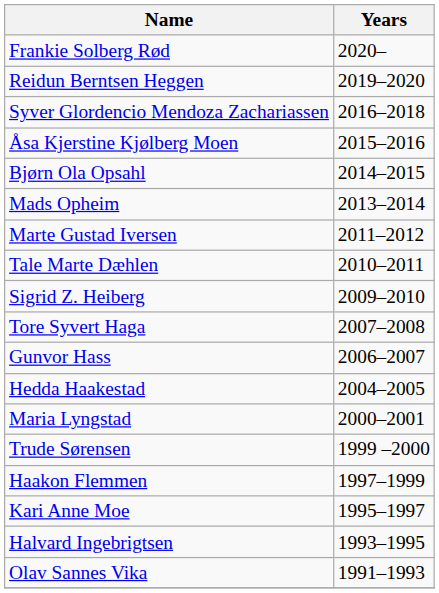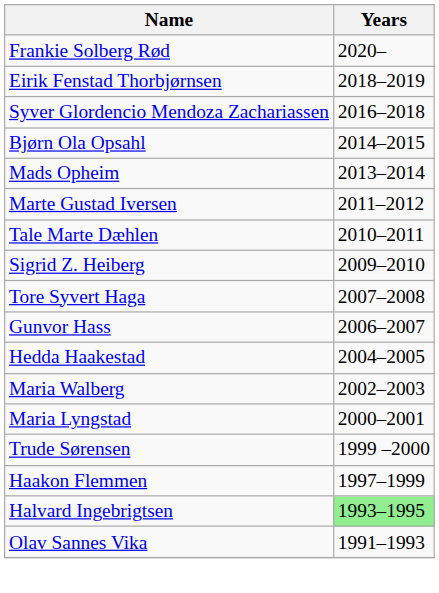- row: (106, 81)
+ row: (115, 81)
- row: (124, 142)
+ row: (67, 388)
- row: (69, 511)
(381, 541) no background -> (381, 511) lightgreen background
